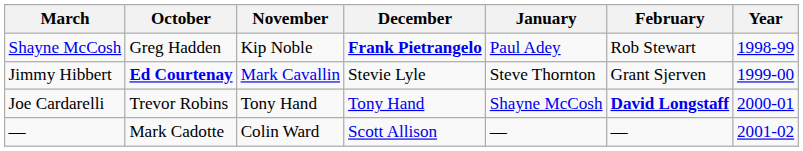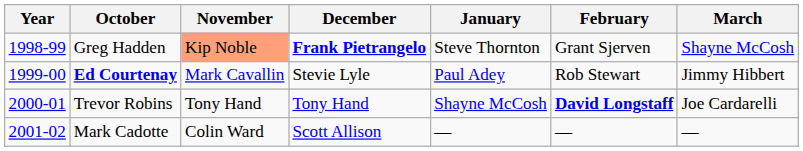columns swapped: (766, 19) <-> (65, 19)
(277, 47) no background -> (221, 47) lightsalmon background
(525, 47) Paul Adey -> (487, 47) Steve Thornton
(653, 47) Rob Stewart -> (603, 47) Grant Sjerven
(543, 75) Steve Thornton -> (470, 75) Paul Adey
(658, 75) Grant Sjerven -> (597, 75) Rob Stewart
